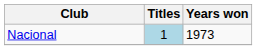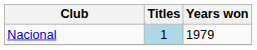(200, 34) 1973 -> (200, 34) 1979
